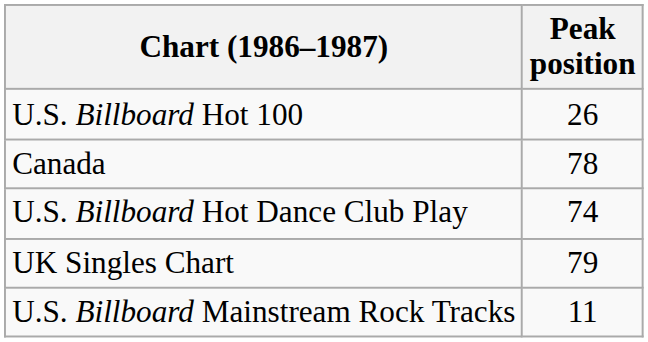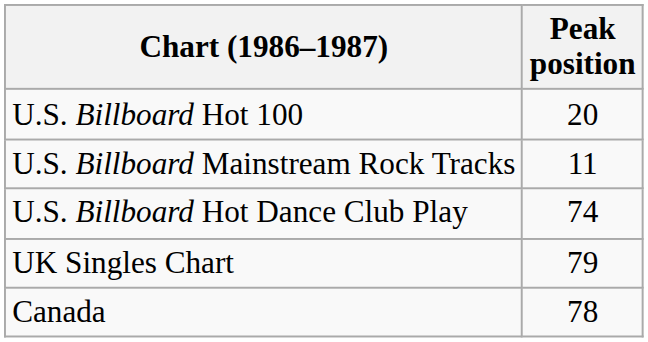(583, 113) 26 -> (583, 113) 20
rows swapped: (264, 311) <-> (59, 163)
